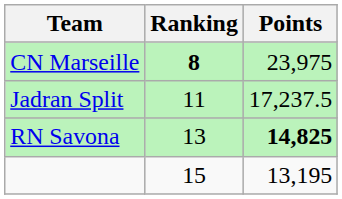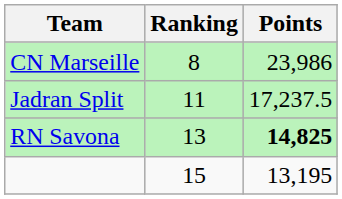(194, 61) bold -> (194, 61) normal
(299, 61) 23,975 -> (299, 61) 23,986
